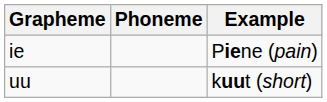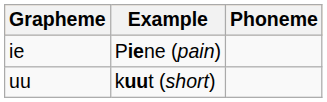columns swapped: (159, 19) <-> (265, 19)
